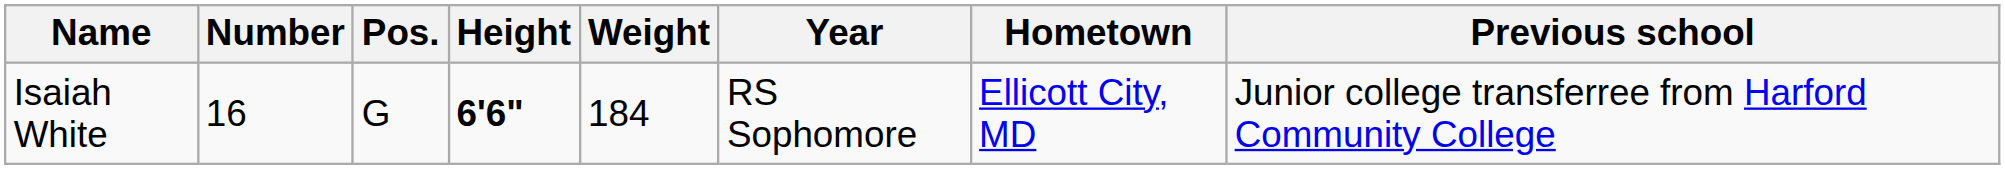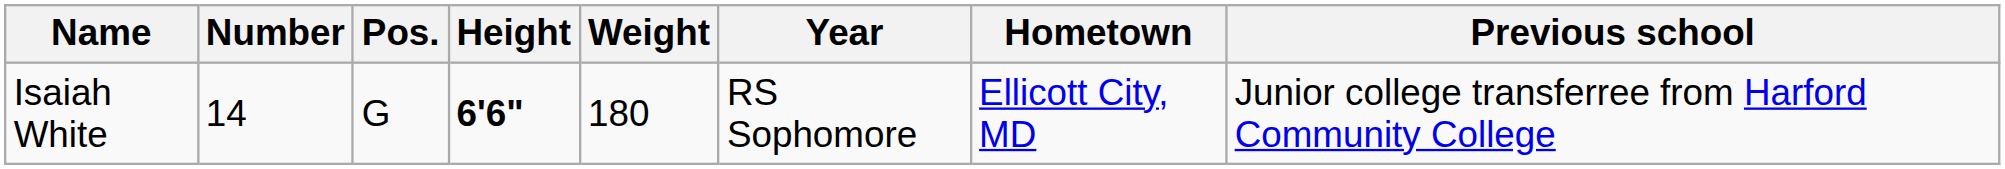(226, 112) 16 -> (226, 112) 14
(619, 112) 184 -> (619, 112) 180
